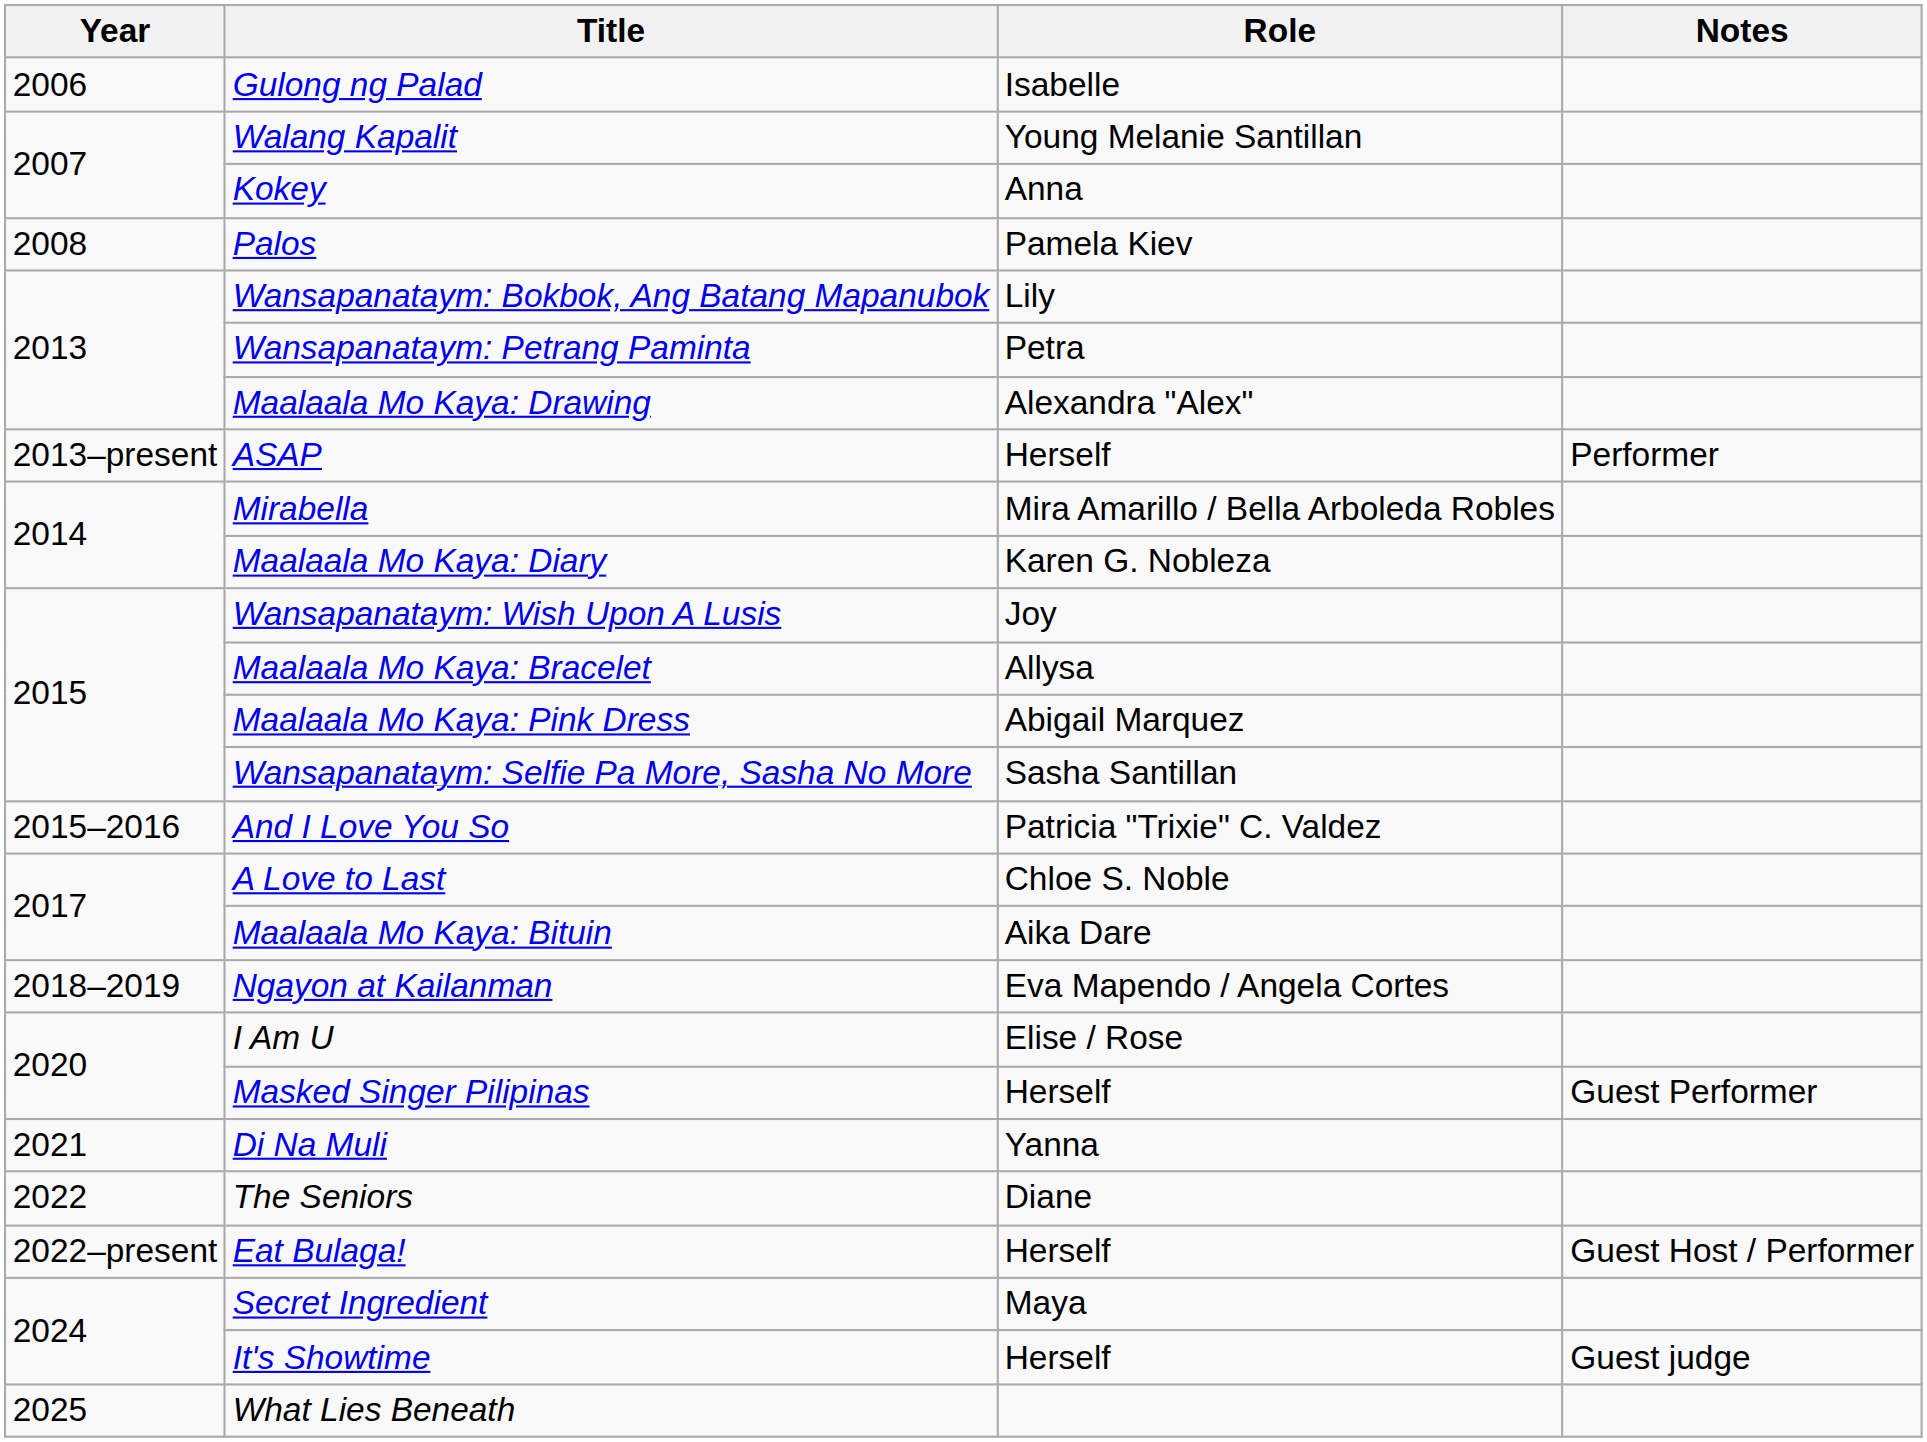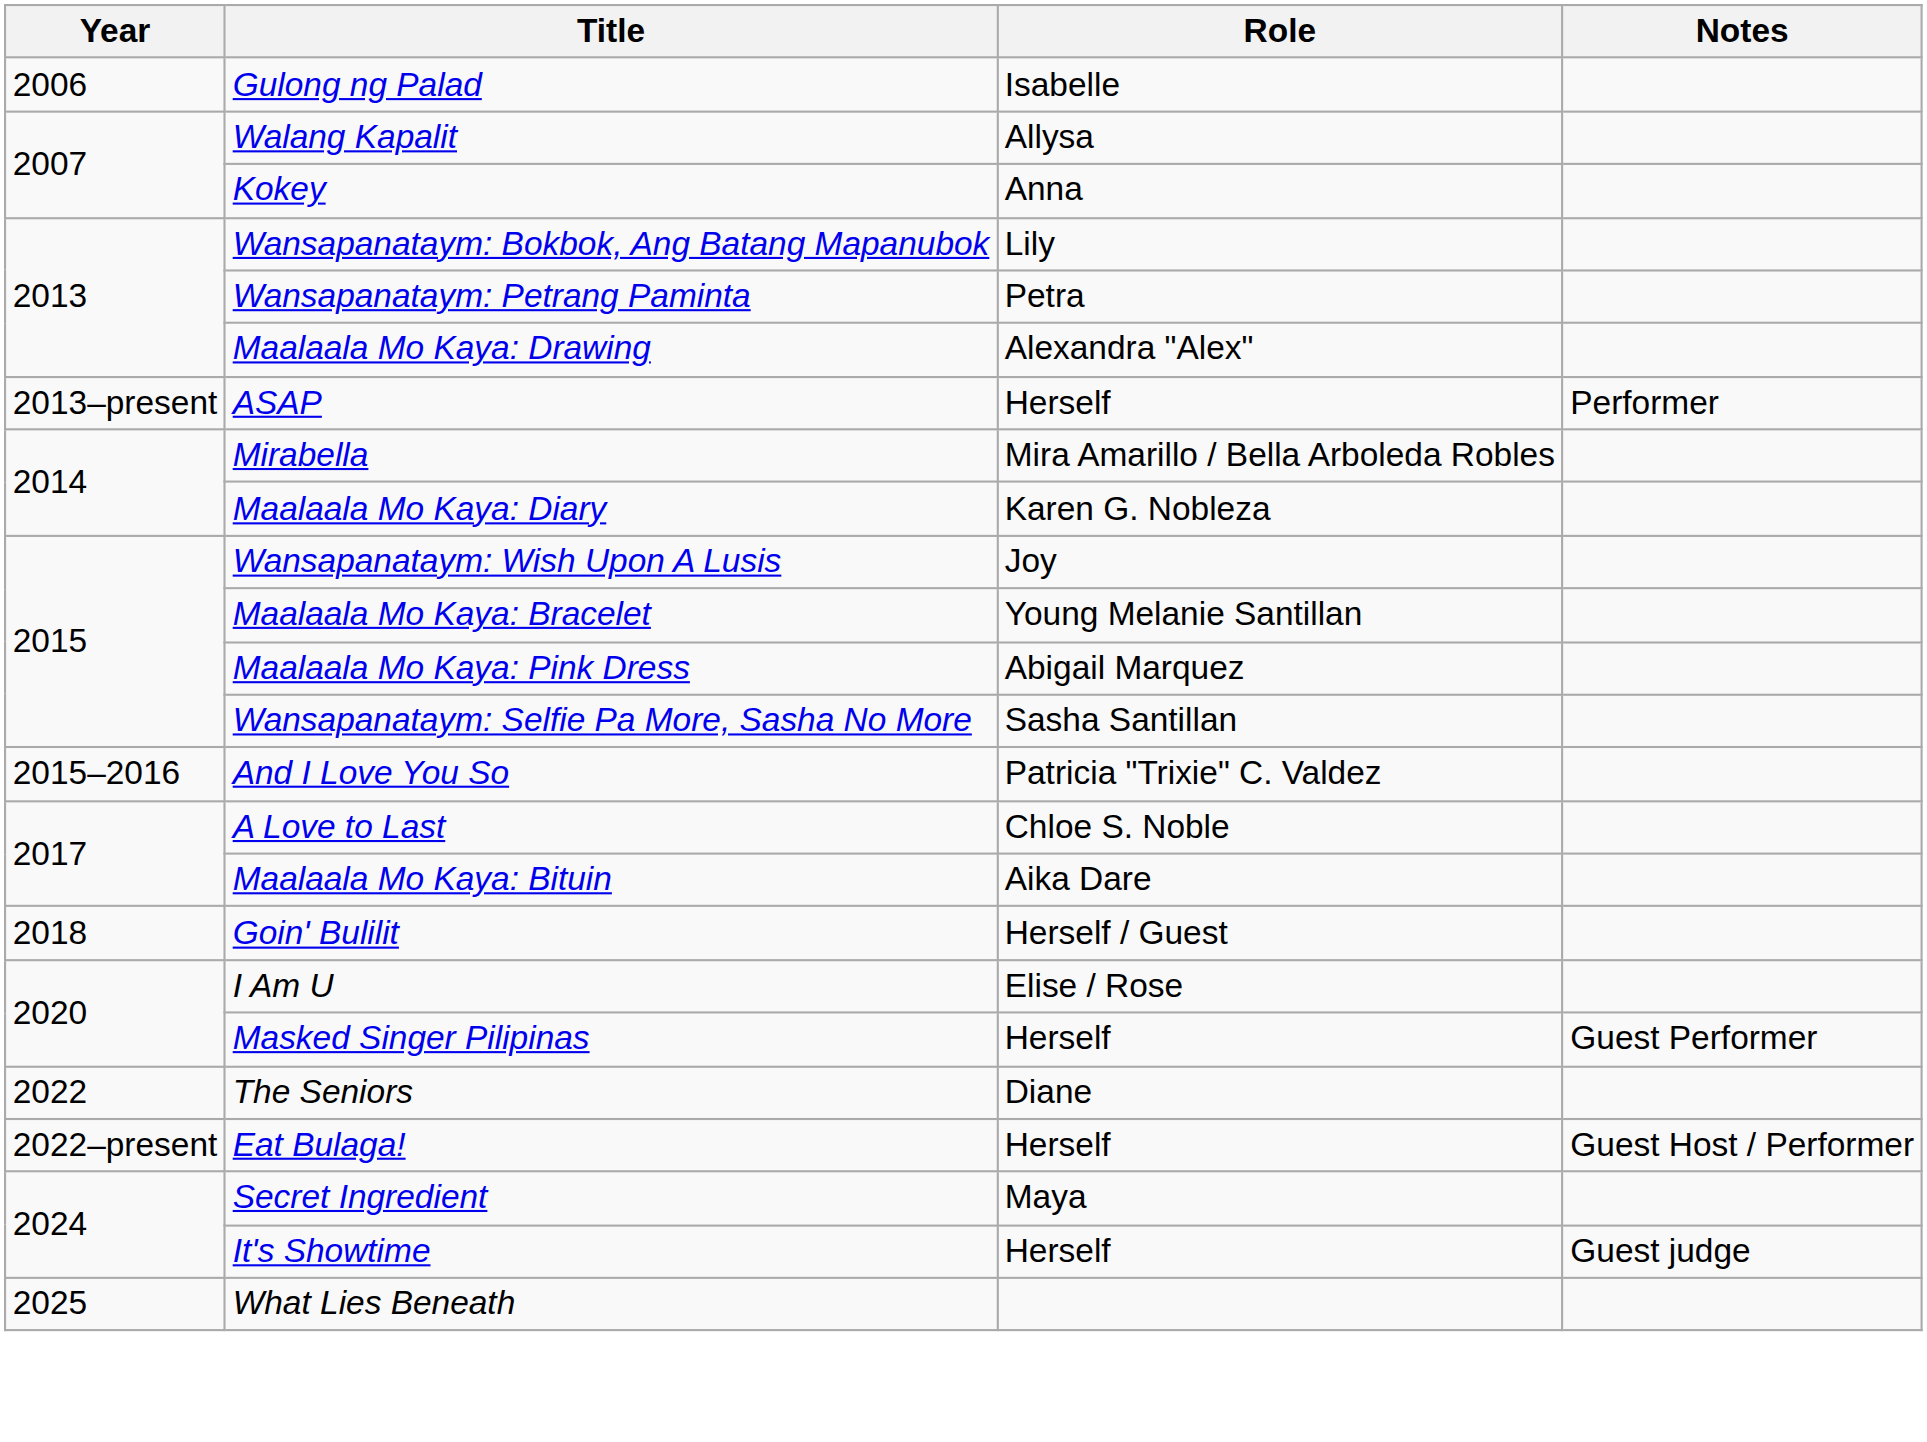(1184, 137) Young Melanie Santillan -> (1049, 137) Allysa
- row: (275, 243)
(1049, 667) Allysa -> (1184, 614) Young Melanie Santillan
+ row: (316, 932)
- row: (393, 985)
- row: (310, 1144)
